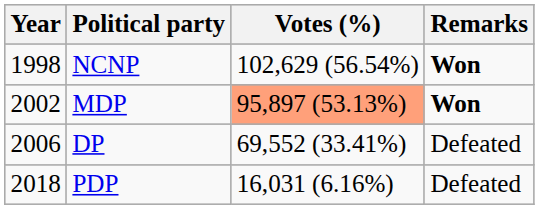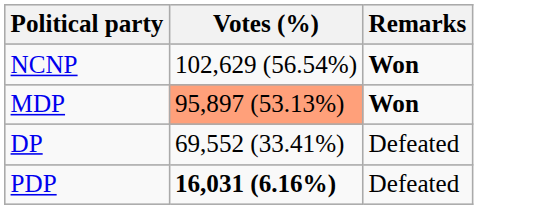- column: (36, 24)
(315, 183) normal -> (256, 183) bold
